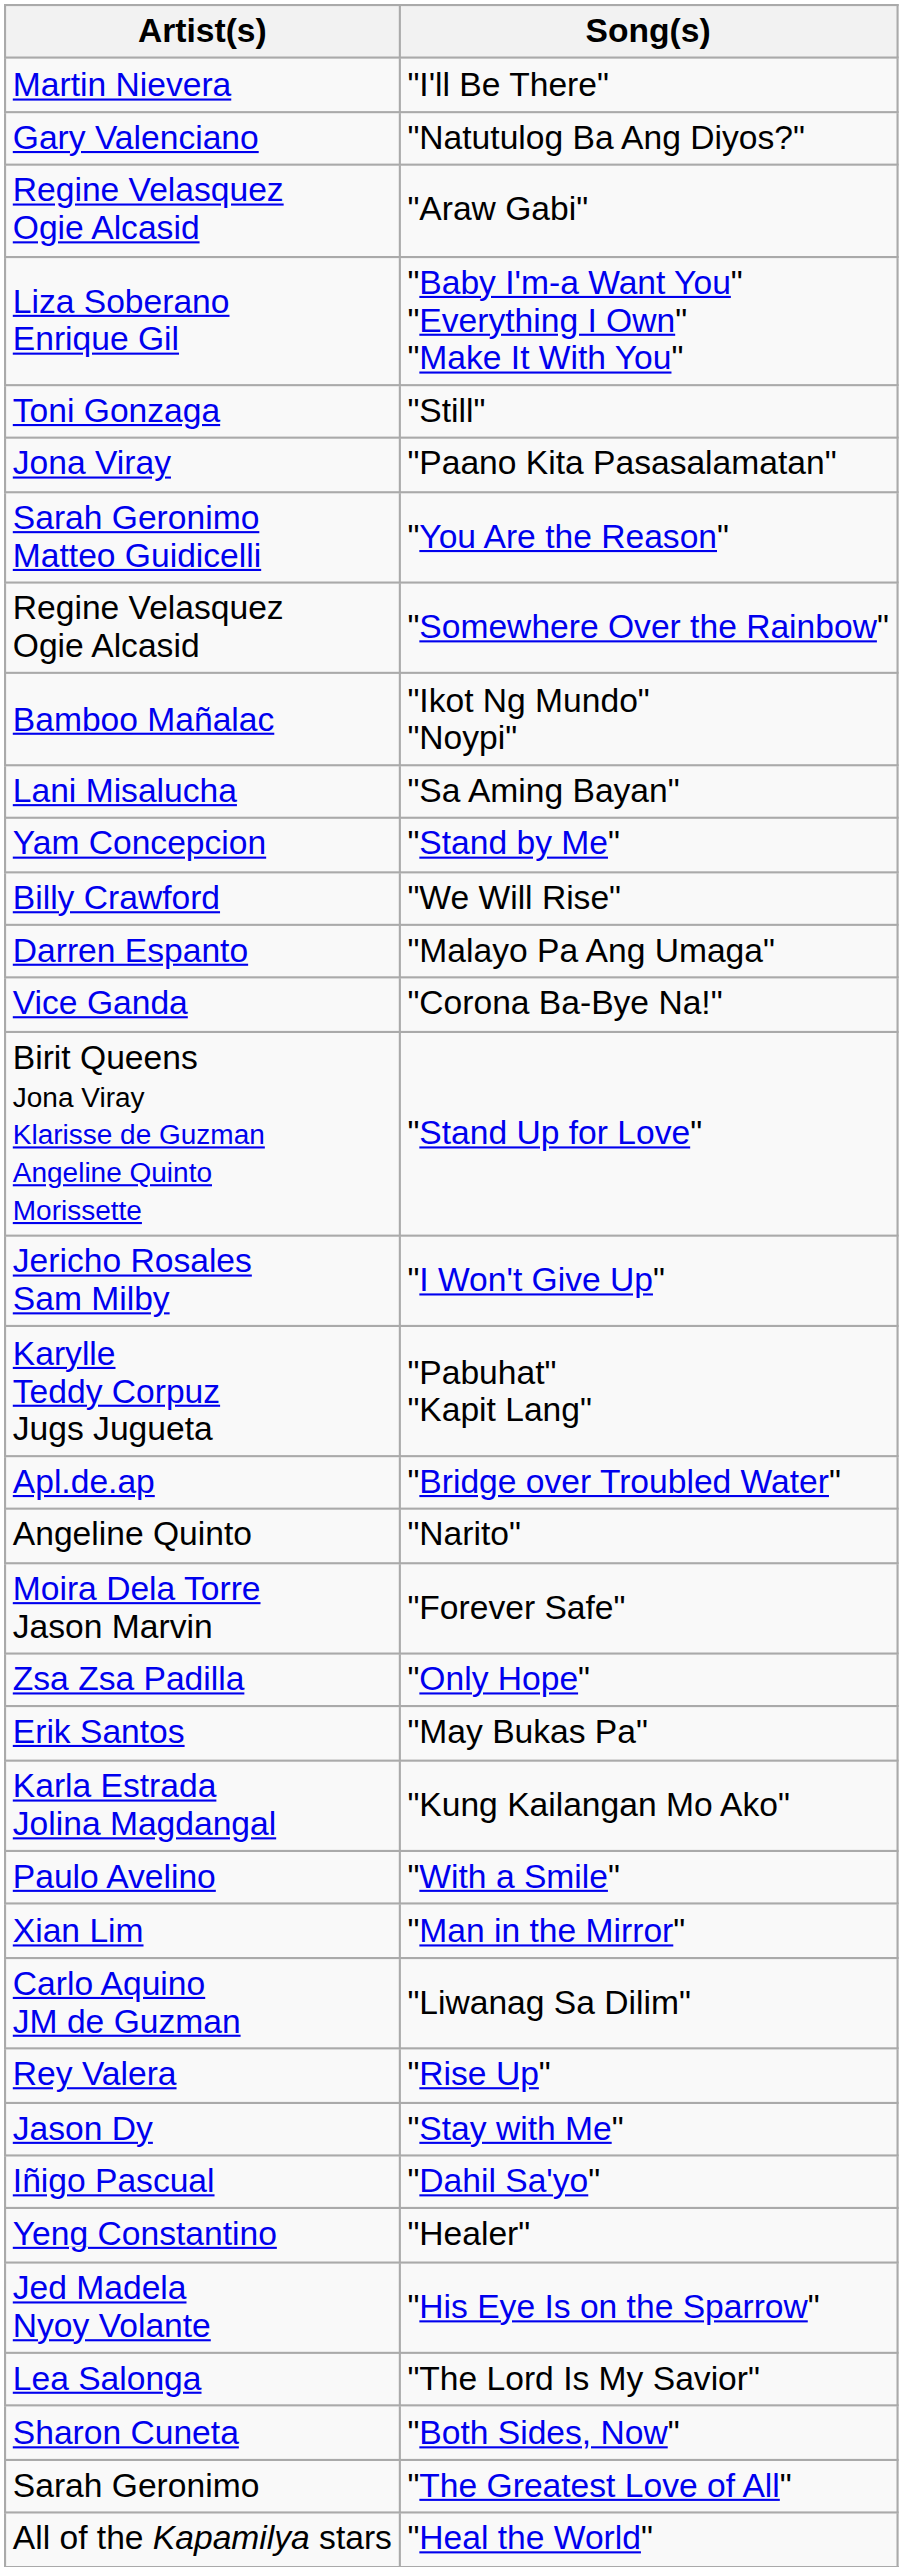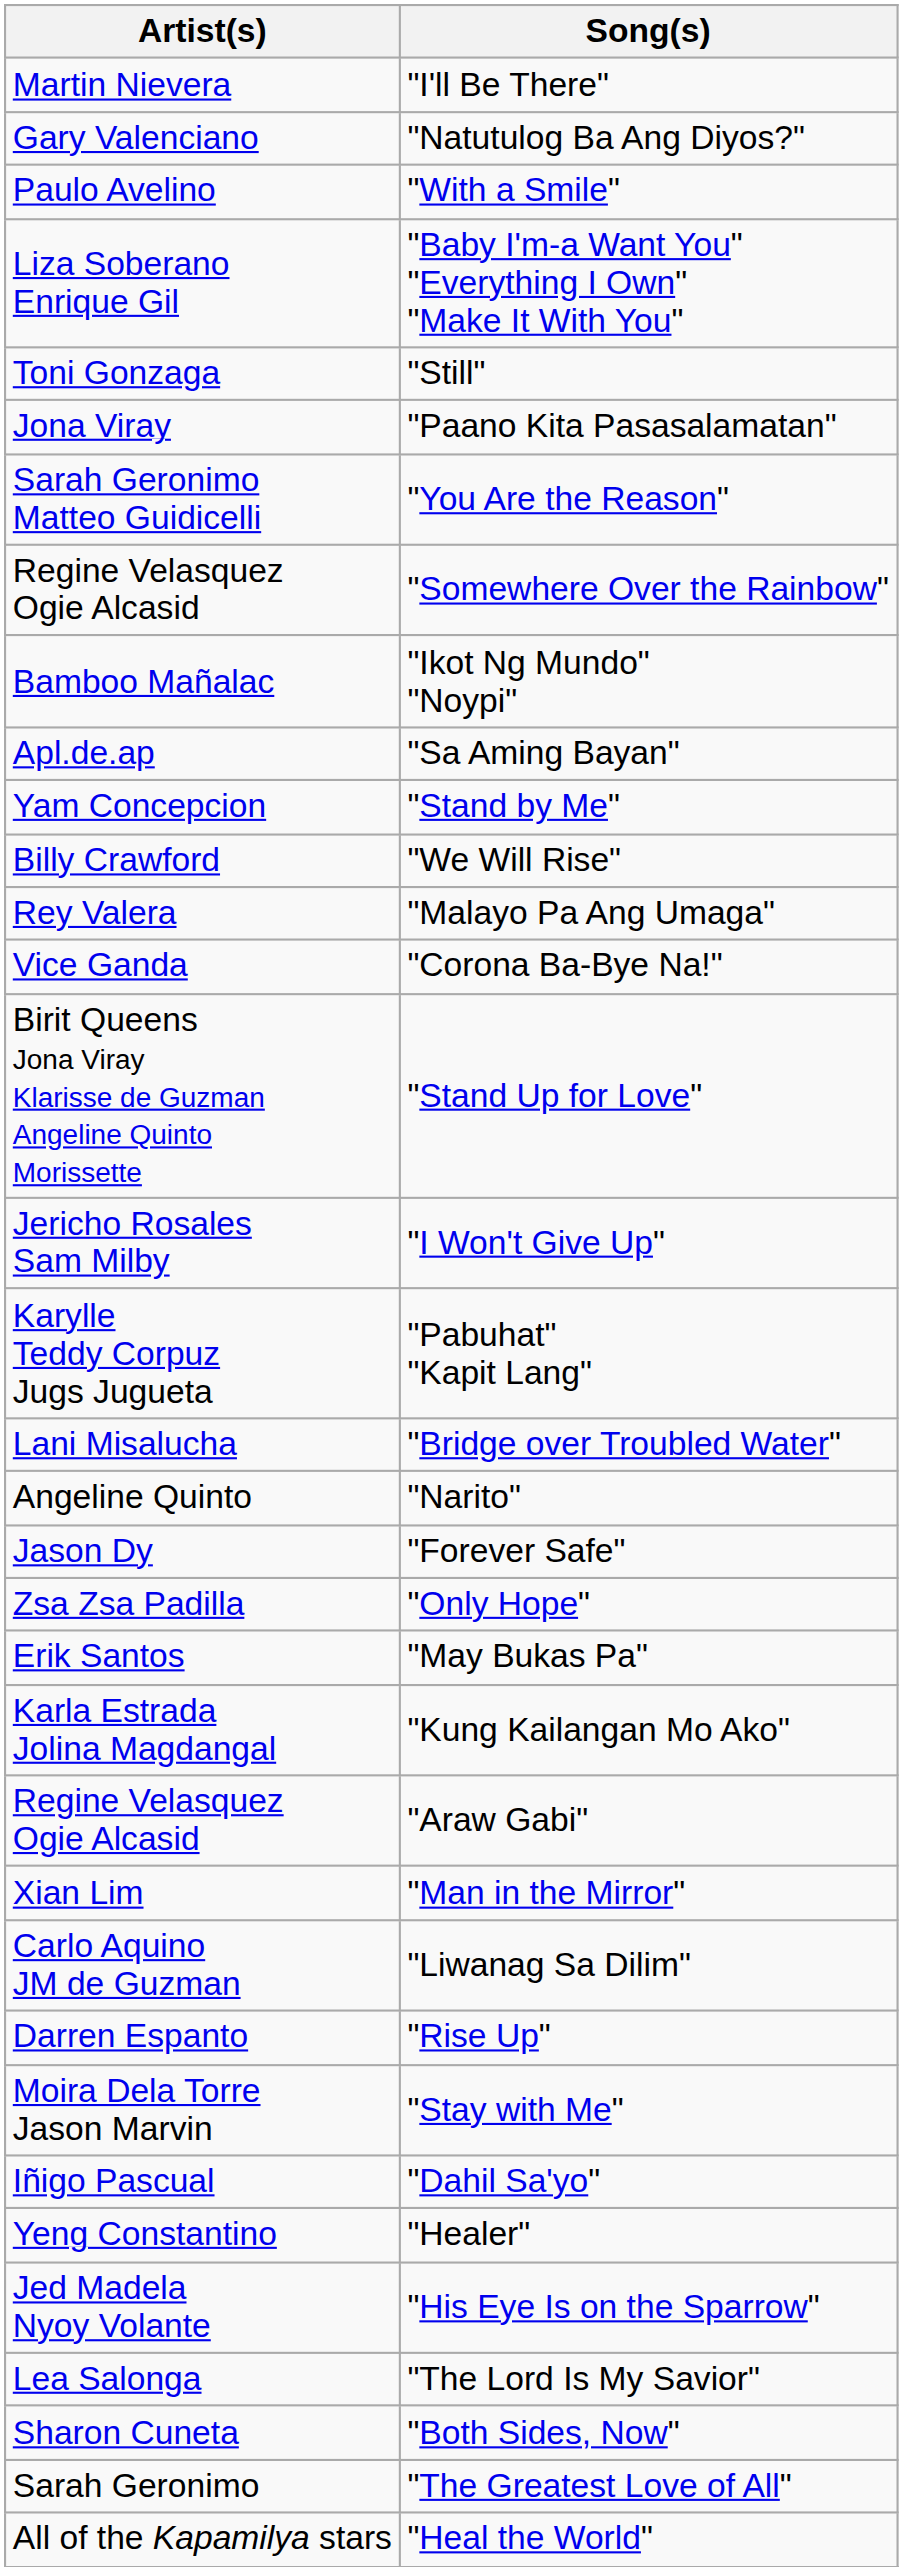rows swapped: (498, 209) <-> (514, 1877)
(125, 790) Lani Misalucha -> (84, 753) Apl.de.ap
(130, 950) Darren Espanto -> (95, 912) Rey Valera
(84, 1481) Apl.de.ap -> (125, 1443) Lani Misalucha
(137, 1607) Moira Dela Torre Jason Marvin -> (83, 1550) Jason Dy
(95, 2074) Rey Valera -> (130, 2036) Darren Espanto
(83, 2127) Jason Dy -> (137, 2109) Moira Dela Torre Jason Marvin
